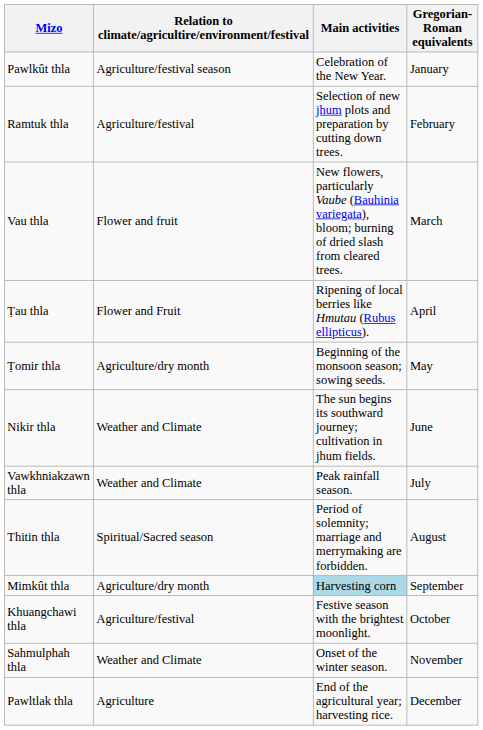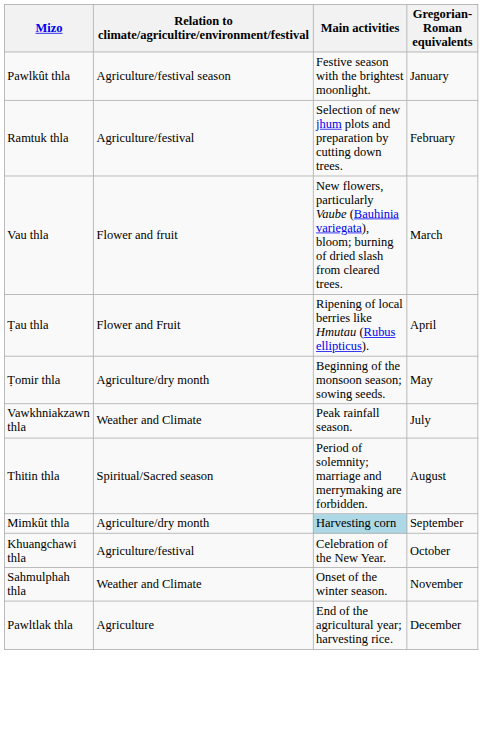(352, 69) Celebration of the New Year. -> (360, 76) Festive season with the brightest moonlight.
- row: (31, 427)
(360, 619) Festive season with the brightest moonlight. -> (352, 550) Celebration of the New Year.
